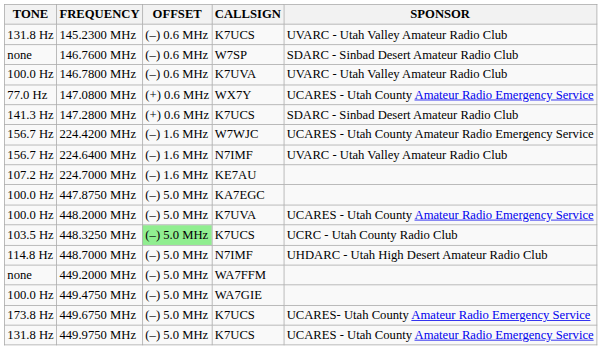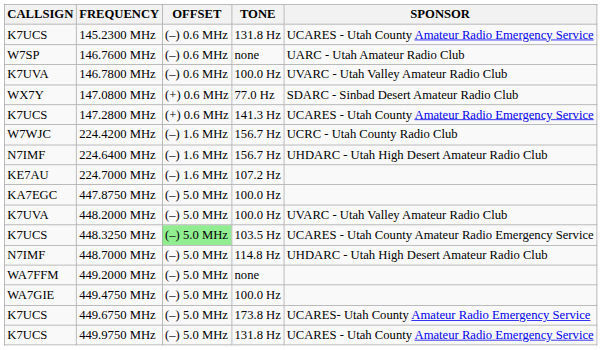columns swapped: (248, 14) <-> (30, 14)
(397, 34) UVARC - Utah Valley Amateur Radio Club -> (440, 34) UCARES - Utah County Amateur Radio Emergency Service
(403, 54) SDARC - Sinbad Desert Amateur Radio Club -> (376, 54) UARC - Utah Amateur Radio Club
(440, 94) UCARES - Utah County Amateur Radio Emergency Service -> (403, 94) SDARC - Sinbad Desert Amateur Radio Club
(403, 114) SDARC - Sinbad Desert Amateur Radio Club -> (440, 114) UCARES - Utah County Amateur Radio Emergency Service
(440, 134) UCARES - Utah County Amateur Radio Emergency Service -> (372, 134) UCRC - Utah County Radio Club
(397, 154) UVARC - Utah Valley Amateur Radio Club -> (417, 154) UHDARC - Utah High Desert Amateur Radio Club
(440, 214) UCARES - Utah County Amateur Radio Emergency Service -> (397, 214) UVARC - Utah Valley Amateur Radio Club
(372, 235) UCRC - Utah County Radio Club -> (440, 235) UCARES - Utah County Amateur Radio Emergency Service
